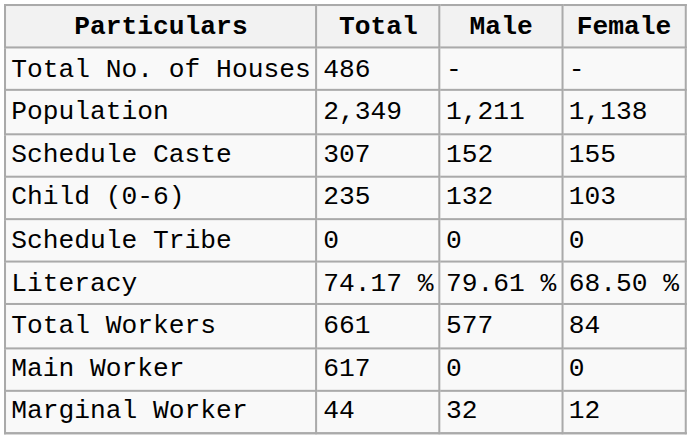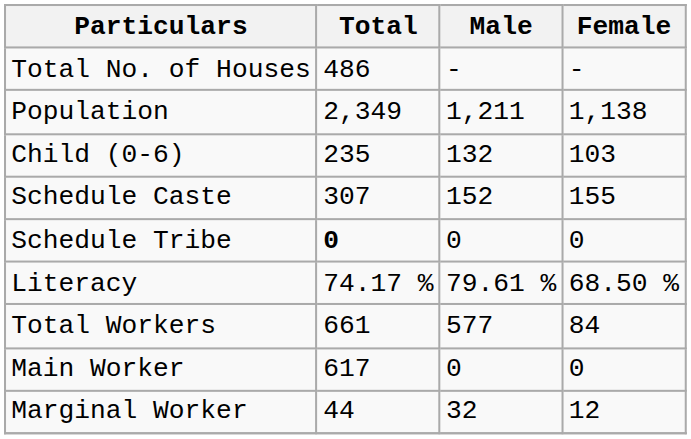rows swapped: (98, 198) <-> (122, 155)
(331, 240) normal -> (331, 240) bold
